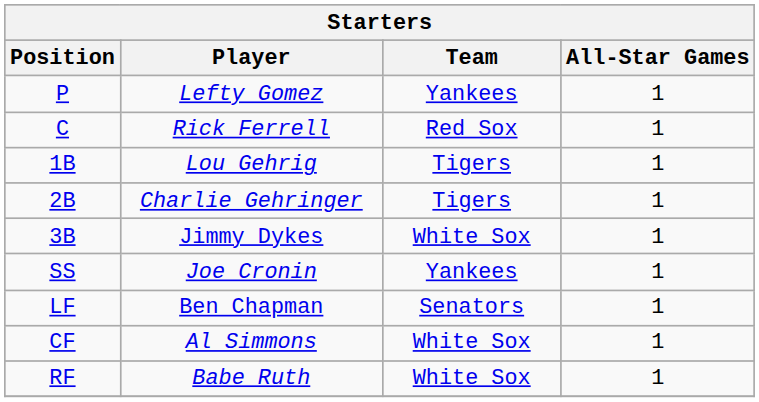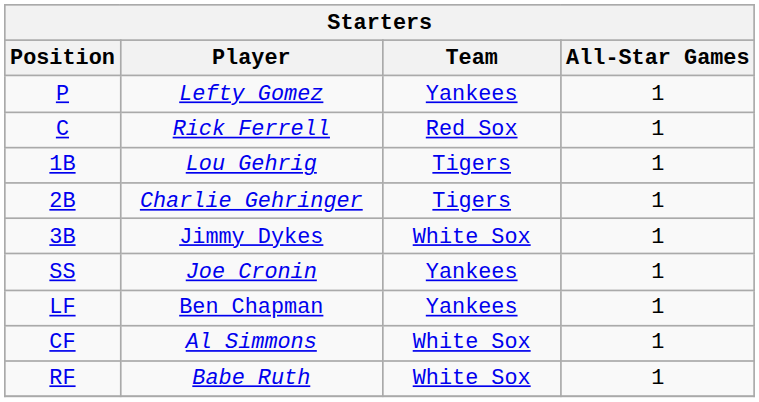(472, 307) Senators -> (472, 307) Yankees
